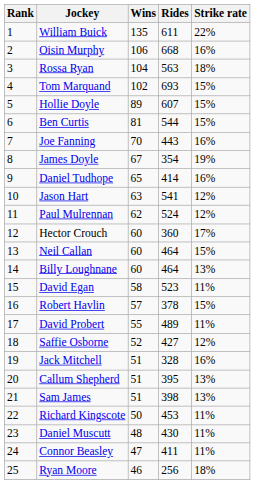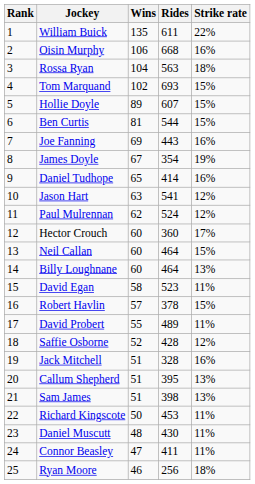(136, 141) 70 -> (136, 141) 69
(170, 342) 427 -> (170, 342) 428
